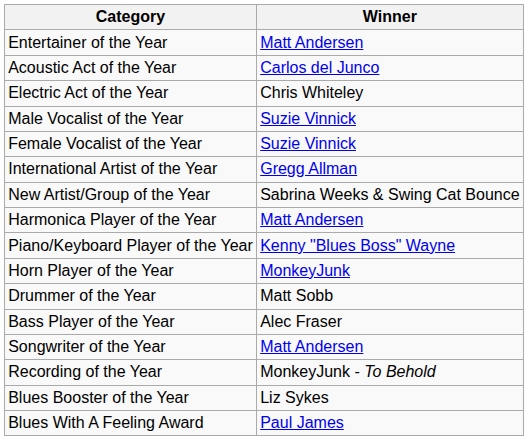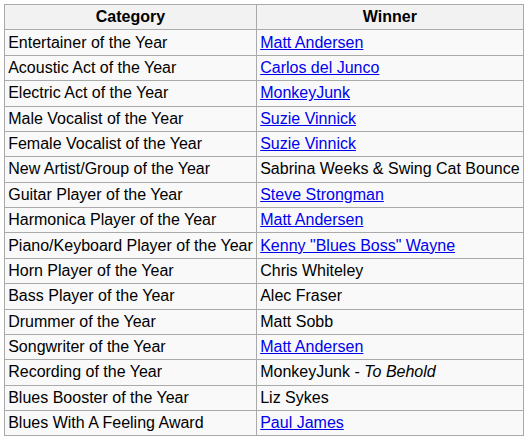(312, 93) Chris Whiteley -> (305, 93) MonkeyJunk
- row: (113, 169)
+ row: (95, 194)
(305, 270) MonkeyJunk -> (312, 270) Chris Whiteley
rows swapped: (82, 296) <-> (91, 321)
